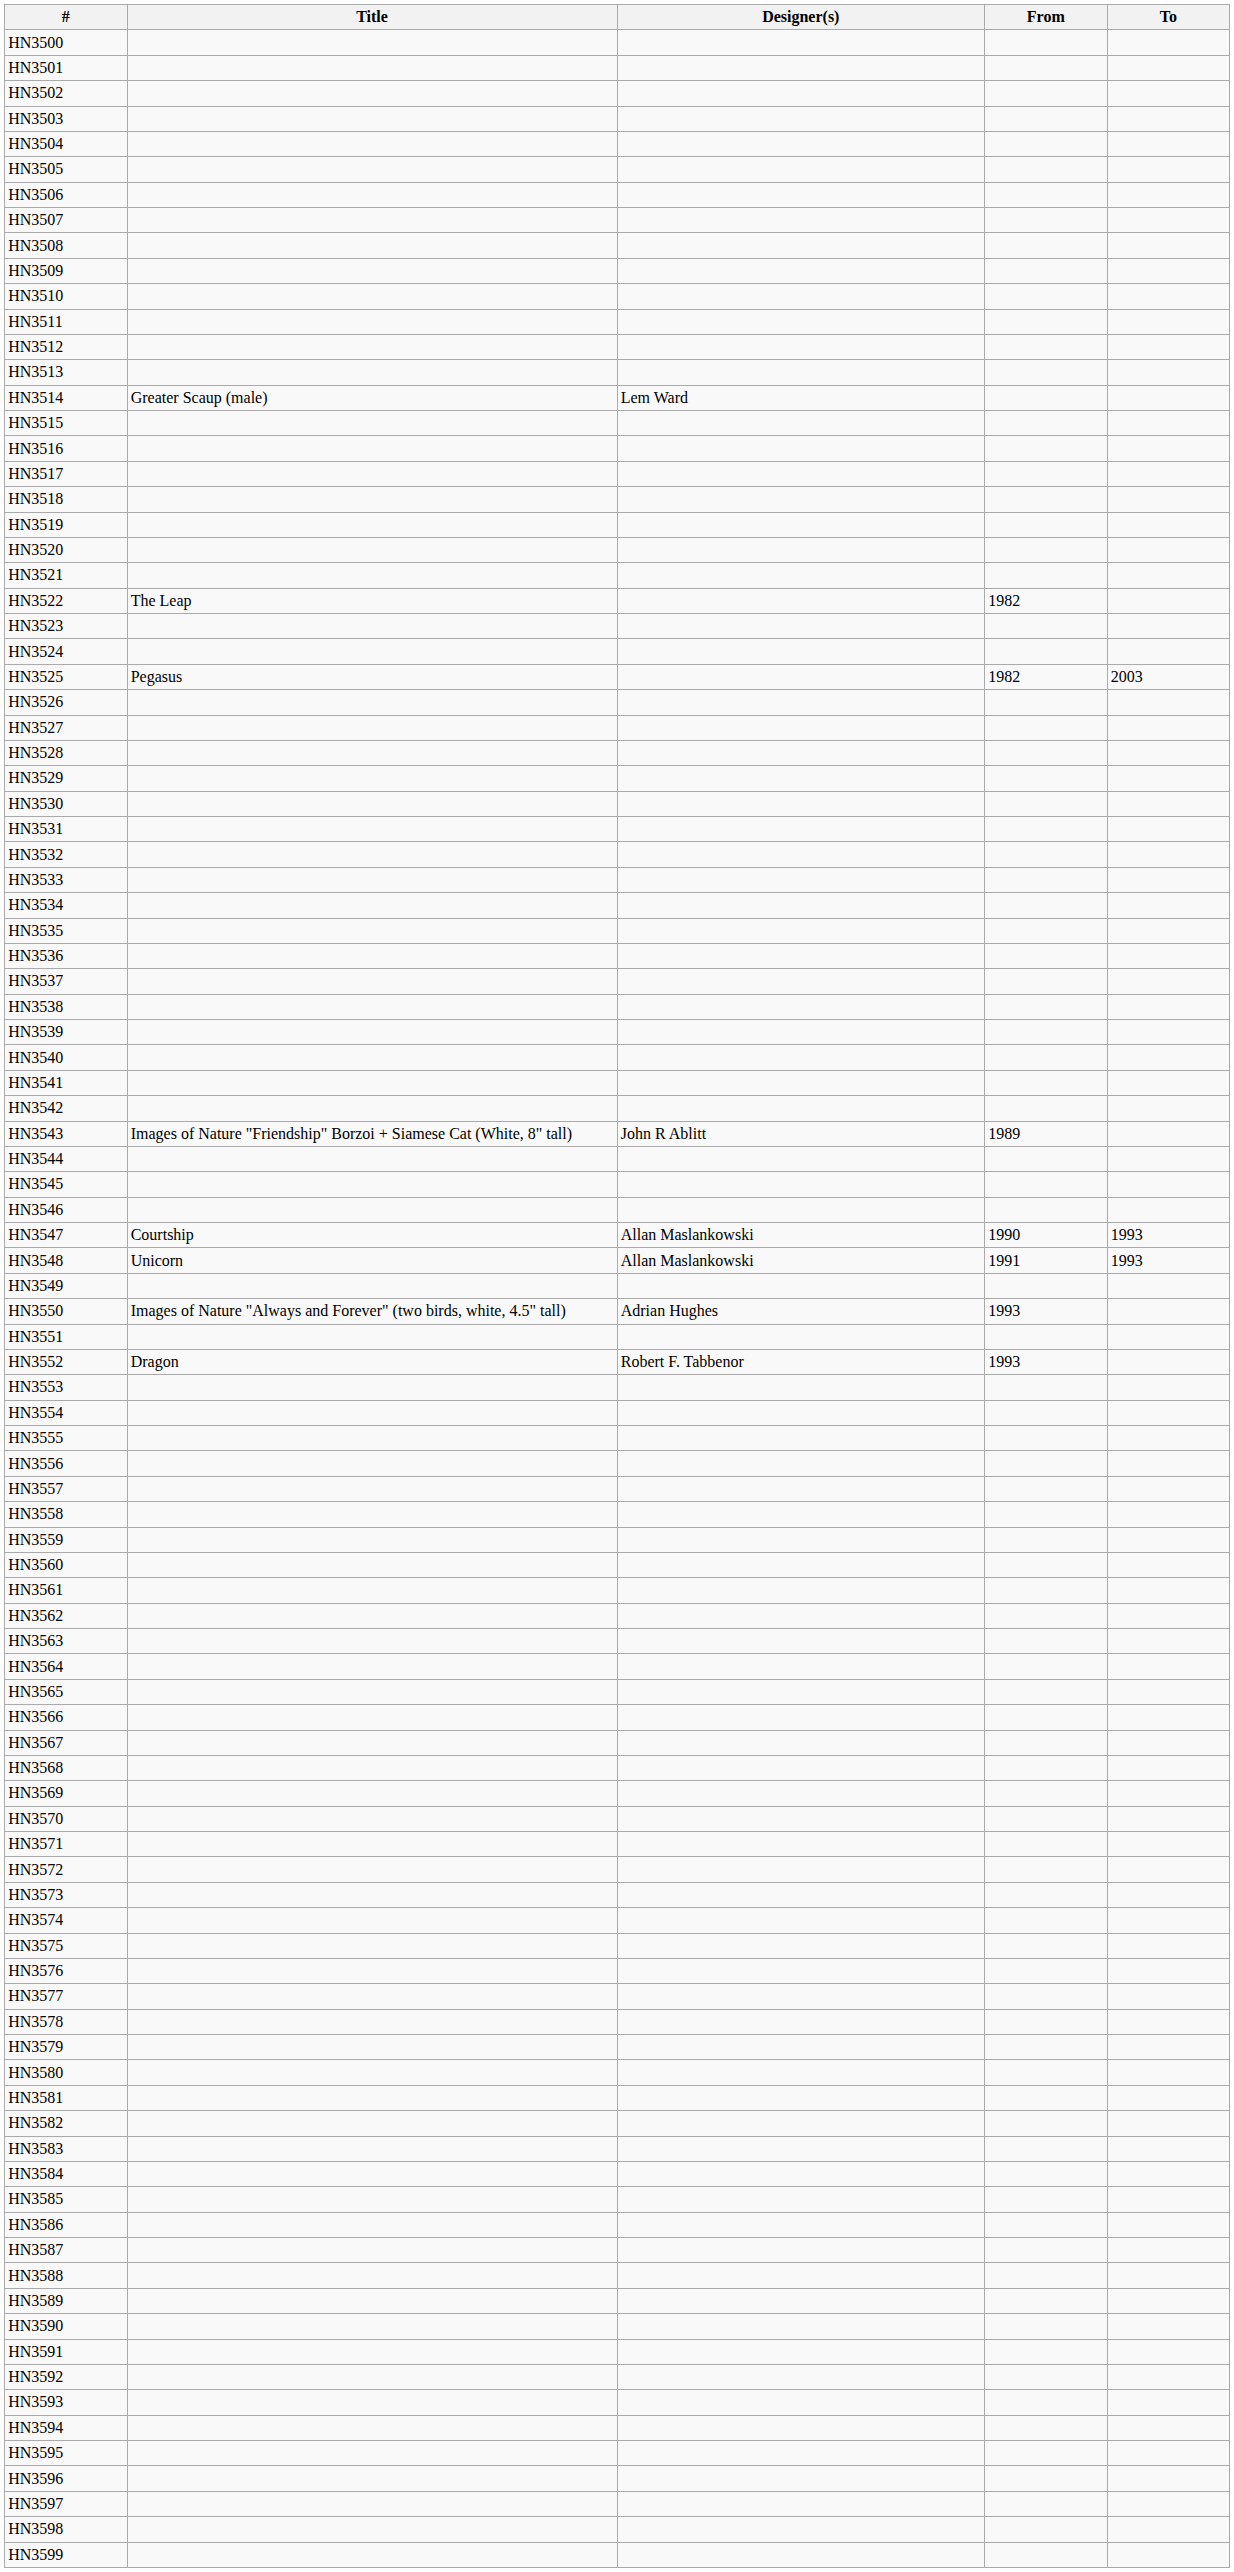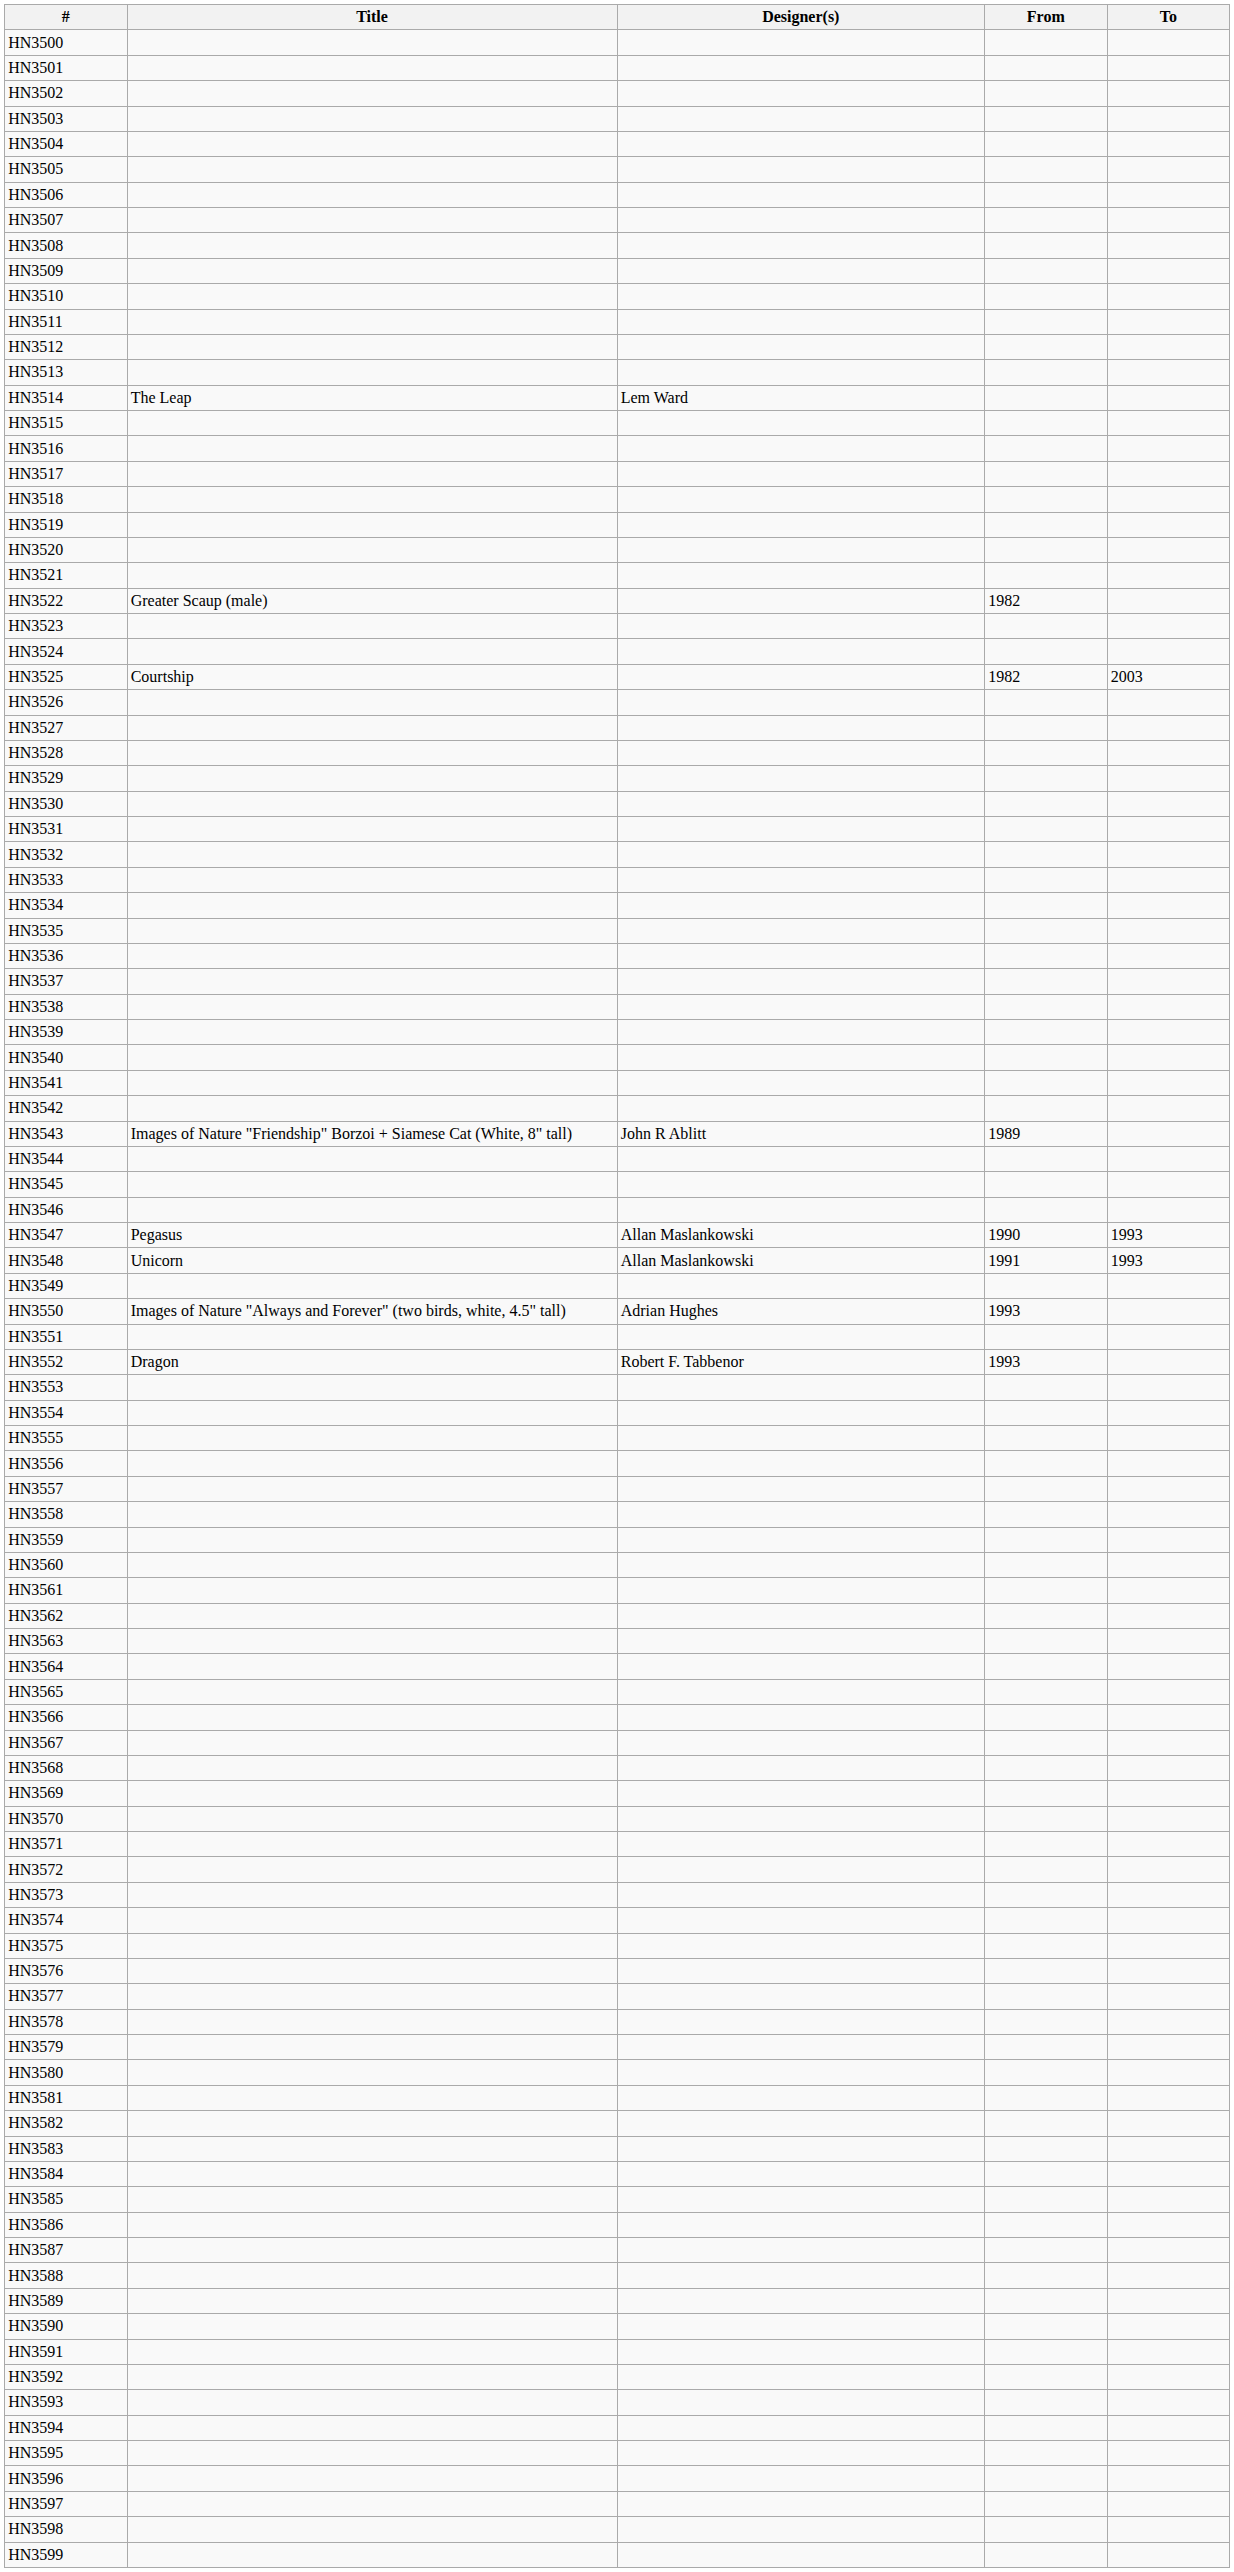(199, 397) Greater Scaup (male) -> (161, 397) The Leap
(161, 600) The Leap -> (199, 600) Greater Scaup (male)
(156, 676) Pegasus -> (162, 676) Courtship
(162, 1235) Courtship -> (156, 1235) Pegasus
